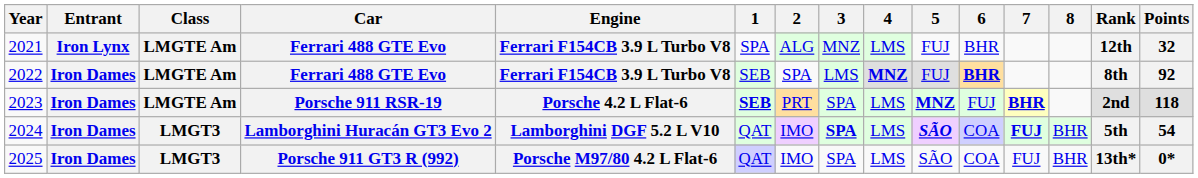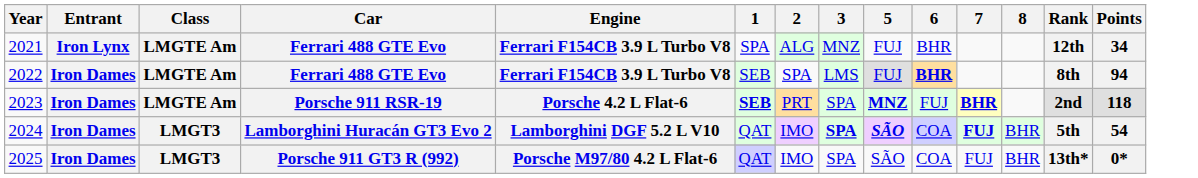- column: (888, 18)
(1167, 46) 32 -> (1119, 46) 34
(1167, 74) 92 -> (1119, 74) 94
